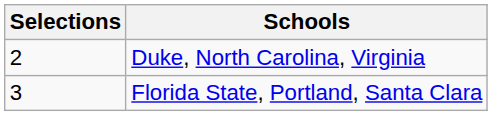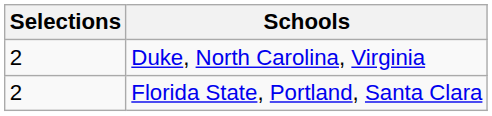(16, 92) 3 -> (16, 92) 2
